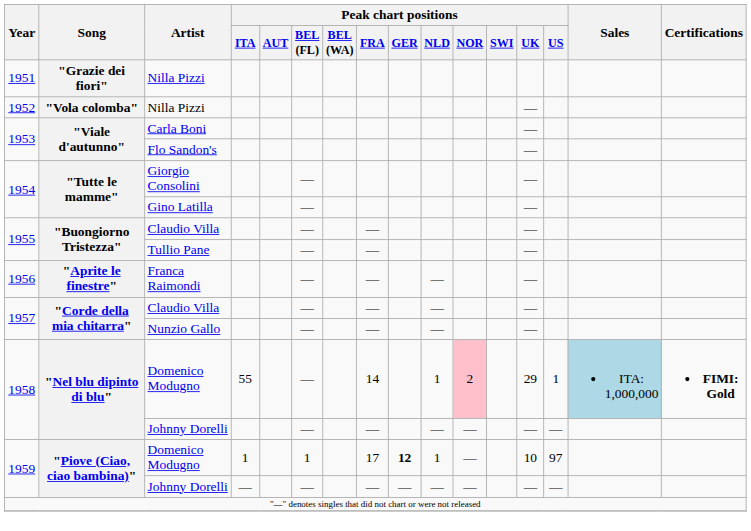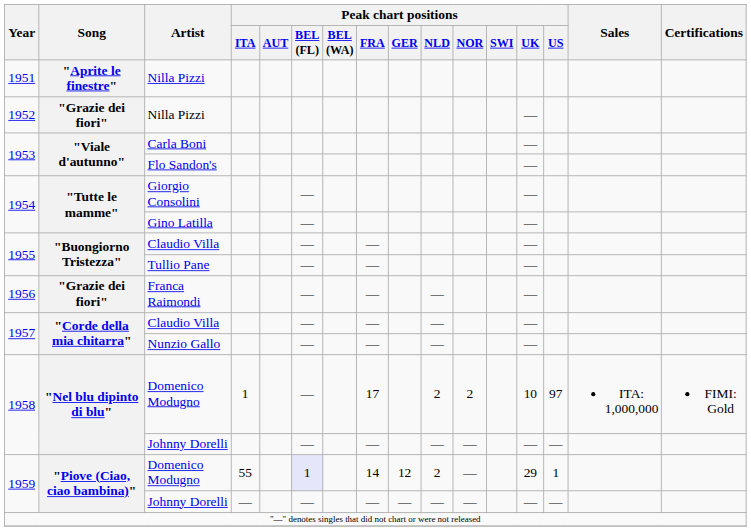(92, 78) "Grazie dei fiori" -> (92, 78) "Aprite le finestre"
(92, 107) "Vola colomba" -> (92, 114) "Grazie dei fiori"
(92, 279) "Aprite le finestre" -> (92, 294) "Grazie dei fiori"
(245, 379) 55 -> (245, 394) 1
(372, 379) 14 -> (372, 394) 17
(437, 379) 1 -> (437, 394) 2
(470, 379) pink background -> (470, 394) no background
(530, 379) 29 -> (530, 394) 10
(556, 379) 1 -> (556, 394) 97
(615, 387) lightblue background -> (615, 402) no background
(704, 387) bold -> (704, 402) normal
(245, 457) 1 -> (245, 472) 55
(307, 457) no background -> (307, 472) lavender background
(372, 457) 17 -> (372, 472) 14
(405, 457) bold -> (405, 472) normal
(437, 457) 1 -> (437, 472) 2
(530, 457) 10 -> (530, 472) 29
(556, 457) 97 -> (556, 472) 1
